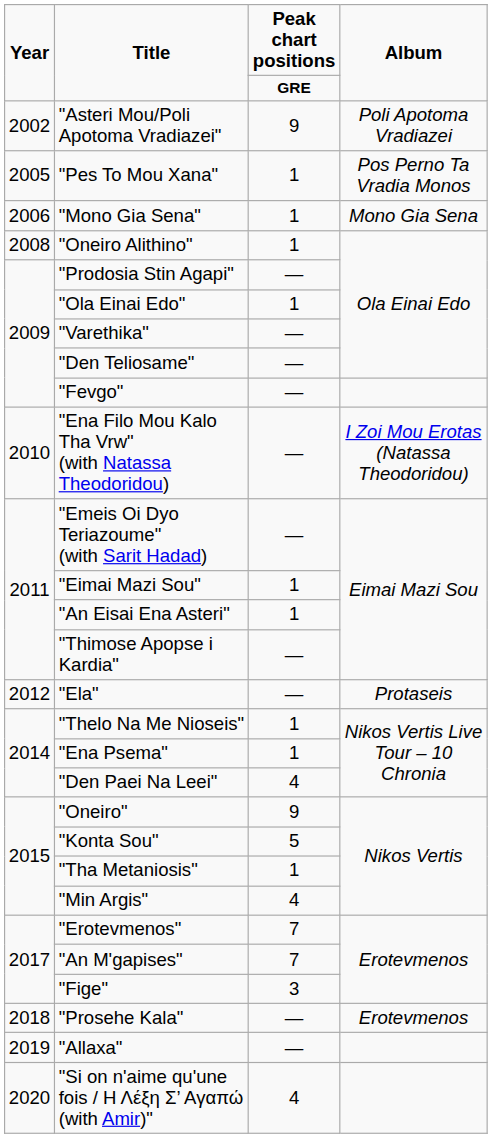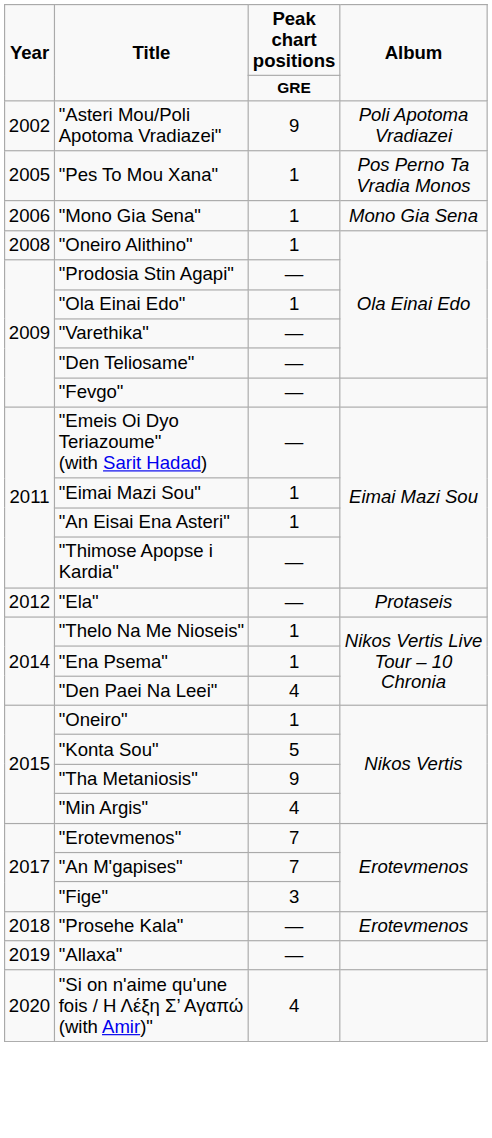- row: (138, 453)
(294, 812) 9 -> (294, 719) 1
(294, 870) 1 -> (294, 778) 9
